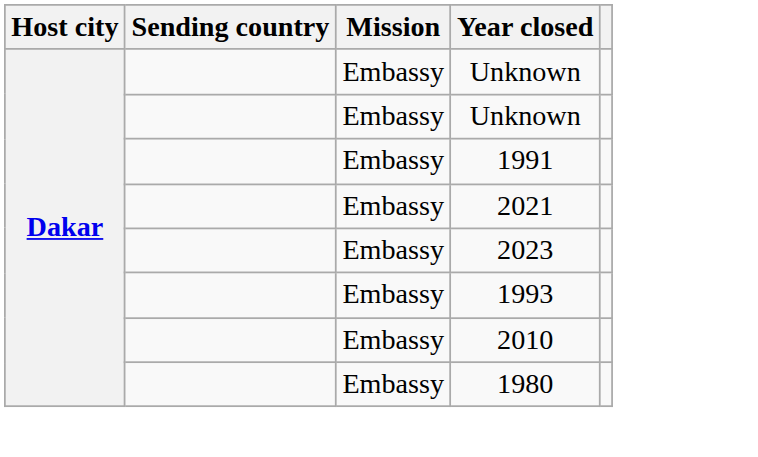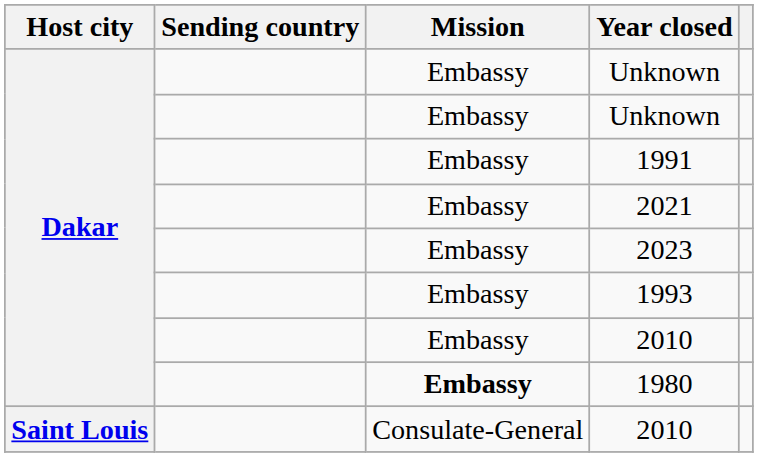(393, 384) normal -> (478, 384) bold
+ row: (80, 428)
